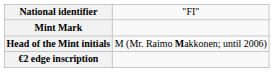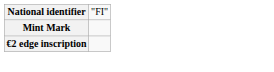- row: (58, 43)
